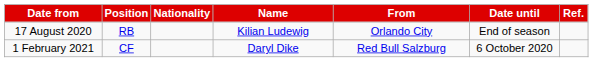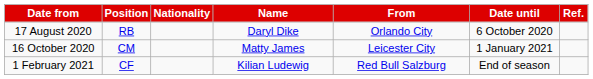(273, 31) Kilian Ludewig -> (273, 31) Daryl Dike
(514, 31) End of season -> (514, 31) 6 October 2020
+ row: (53, 49)
(273, 49) Daryl Dike -> (273, 66) Kilian Ludewig
(514, 49) 6 October 2020 -> (514, 66) End of season
